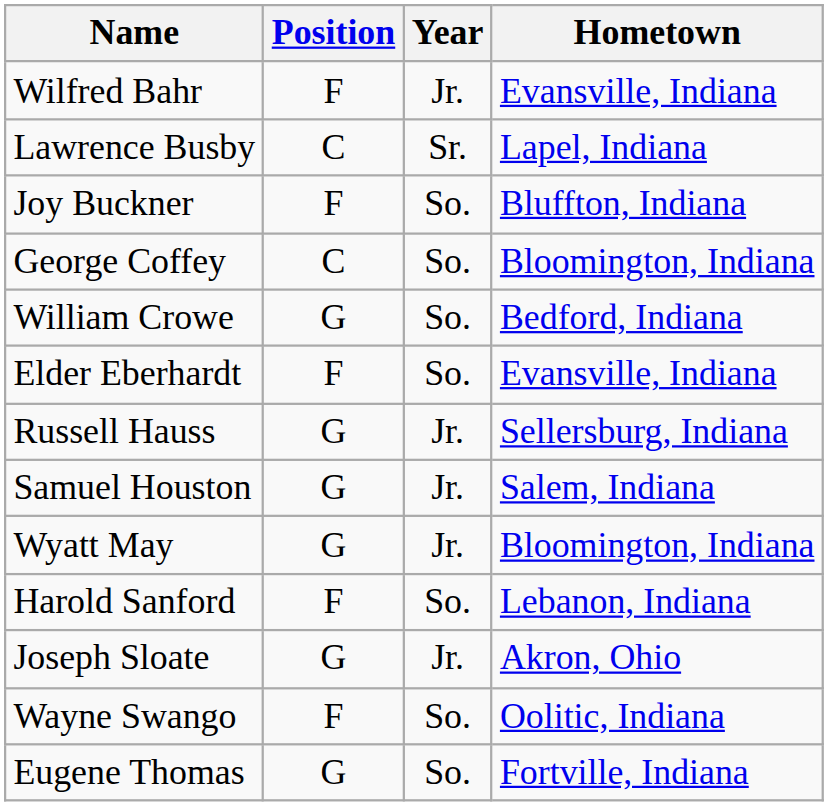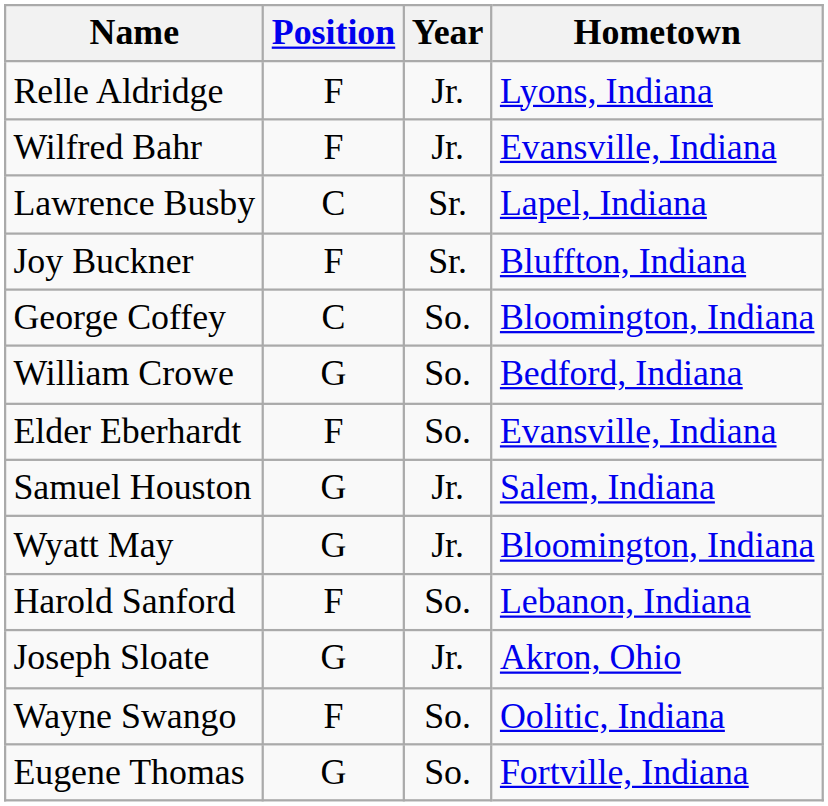+ row: (118, 89)
(448, 203) So. -> (448, 260) Sr.
- row: (114, 430)
